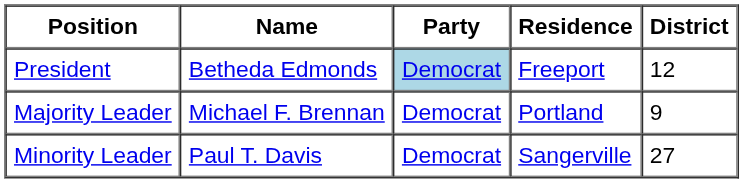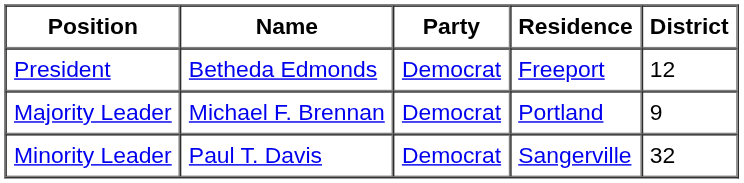(451, 69) lightblue background -> (451, 69) no background
(663, 155) 27 -> (663, 155) 32
